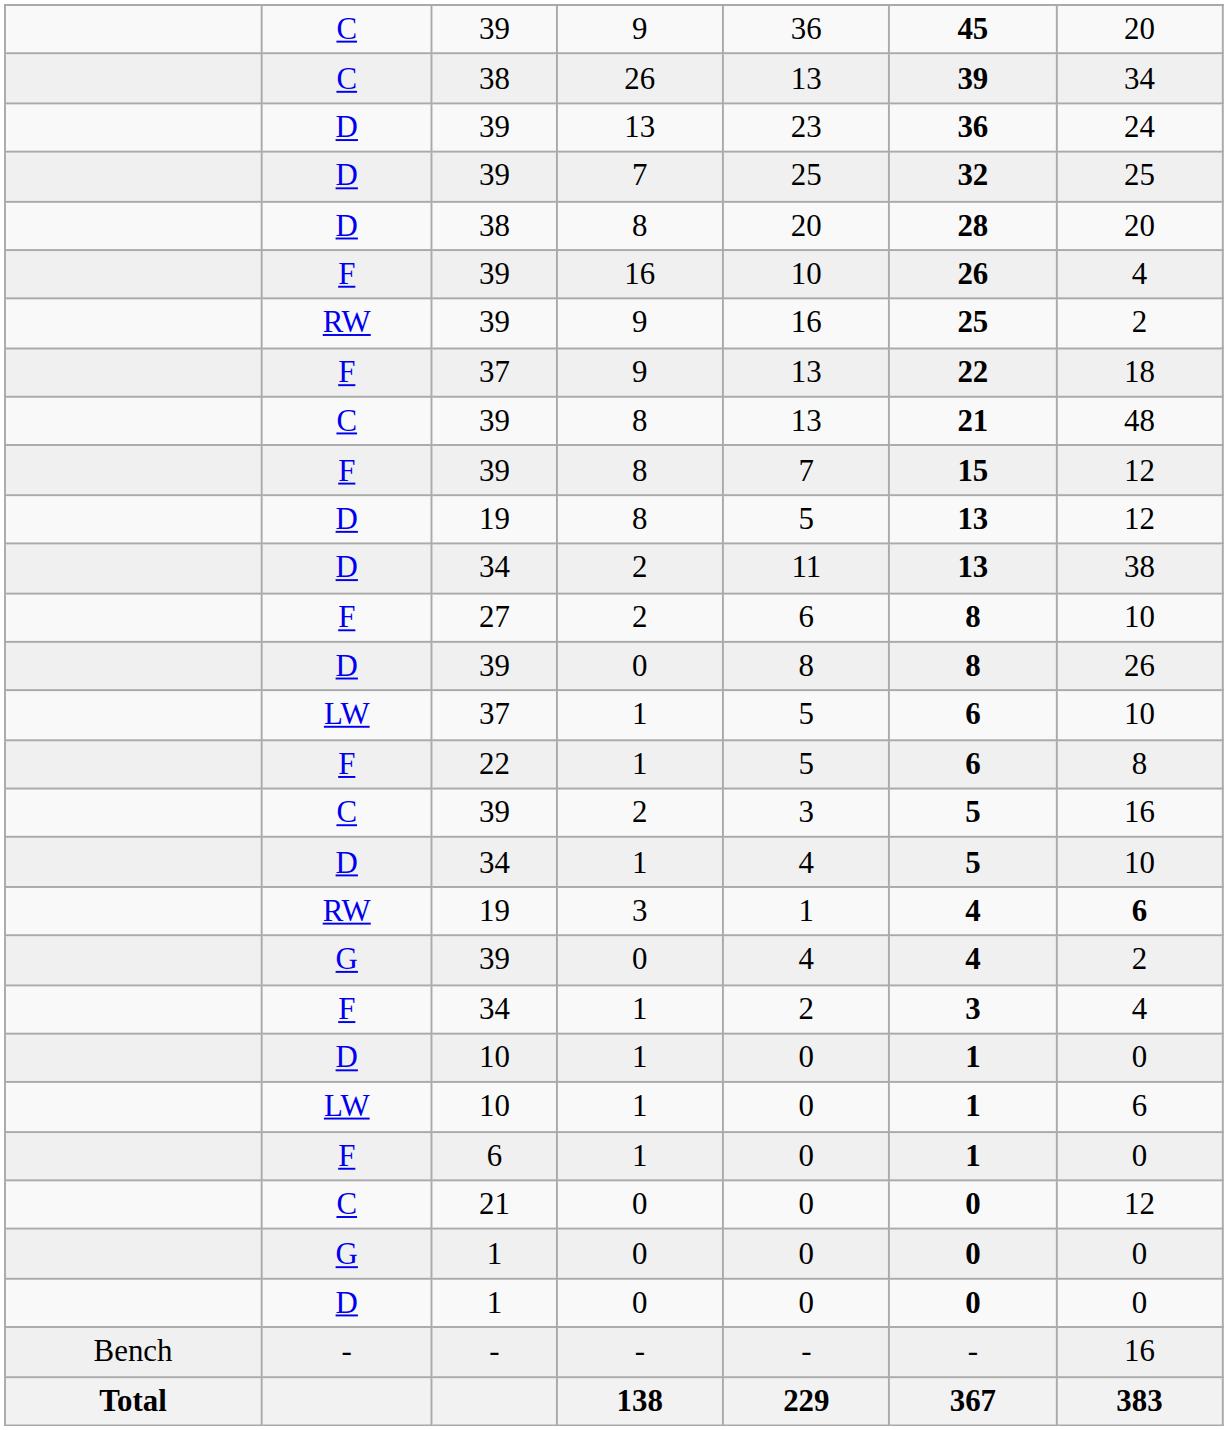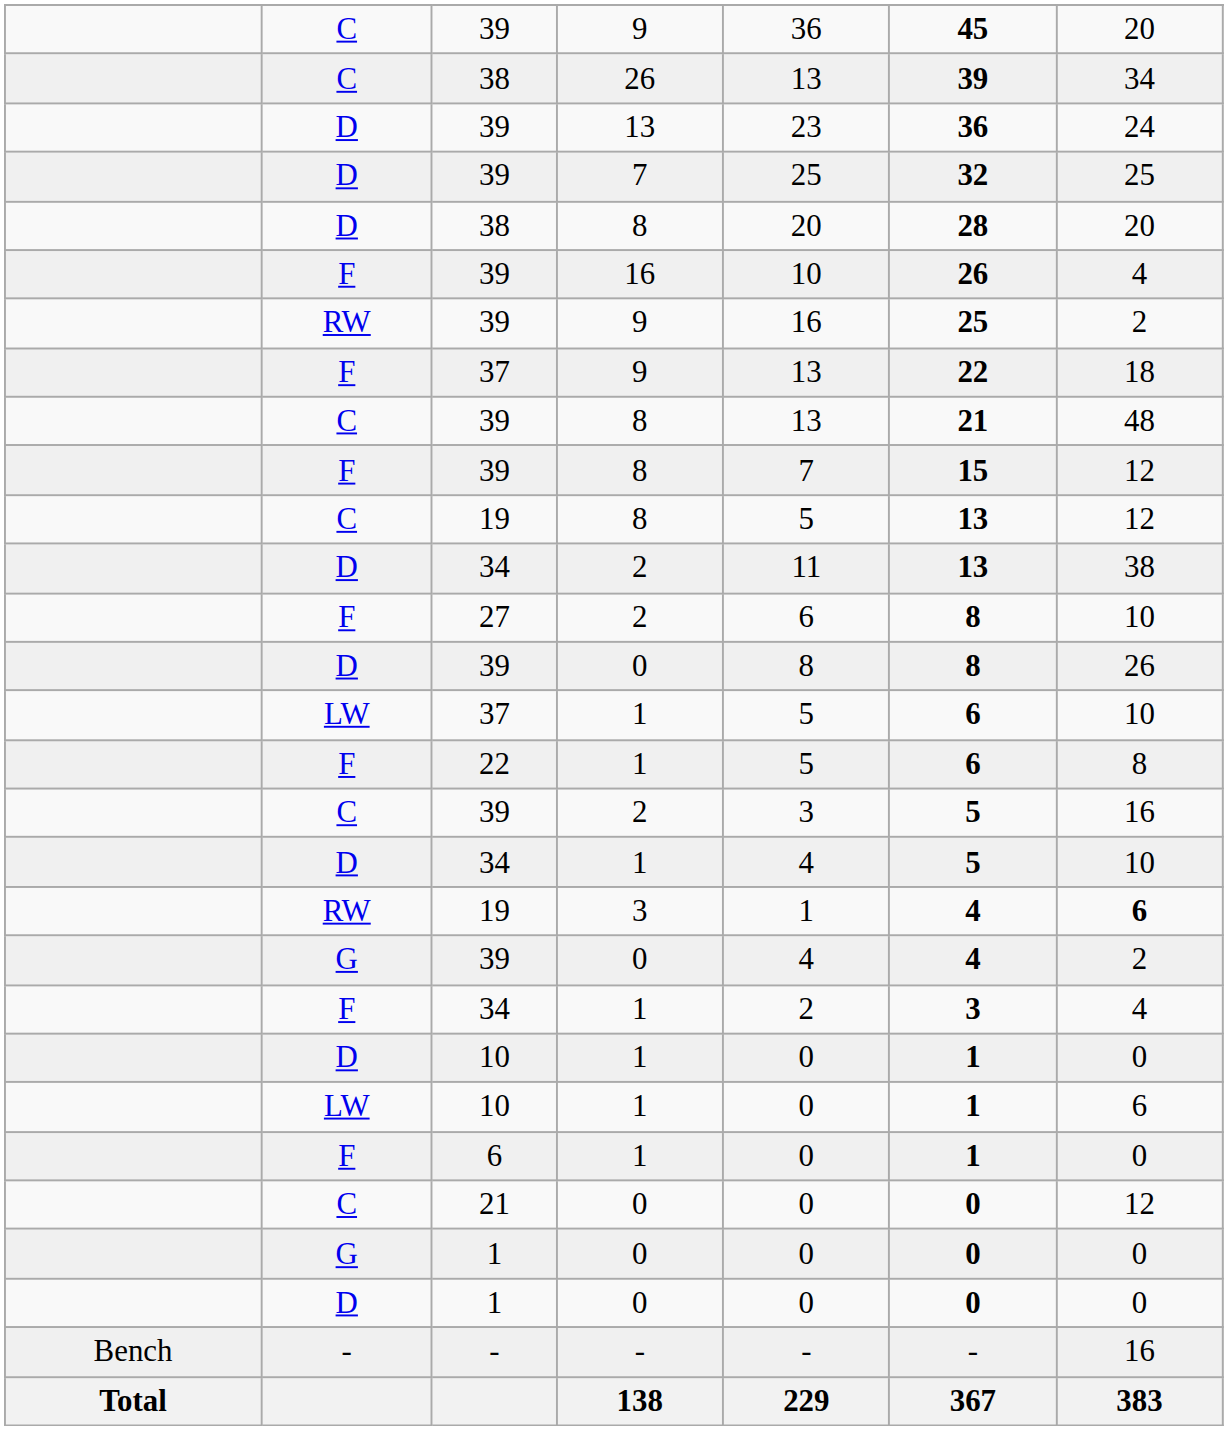(347, 518) D -> (347, 518) C
